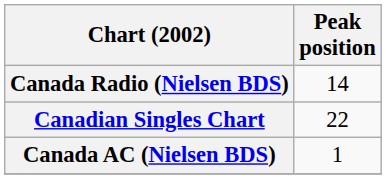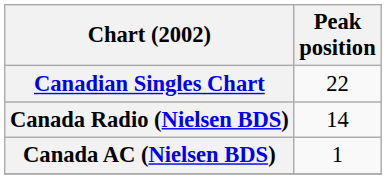rows swapped: (149, 119) <-> (149, 83)
